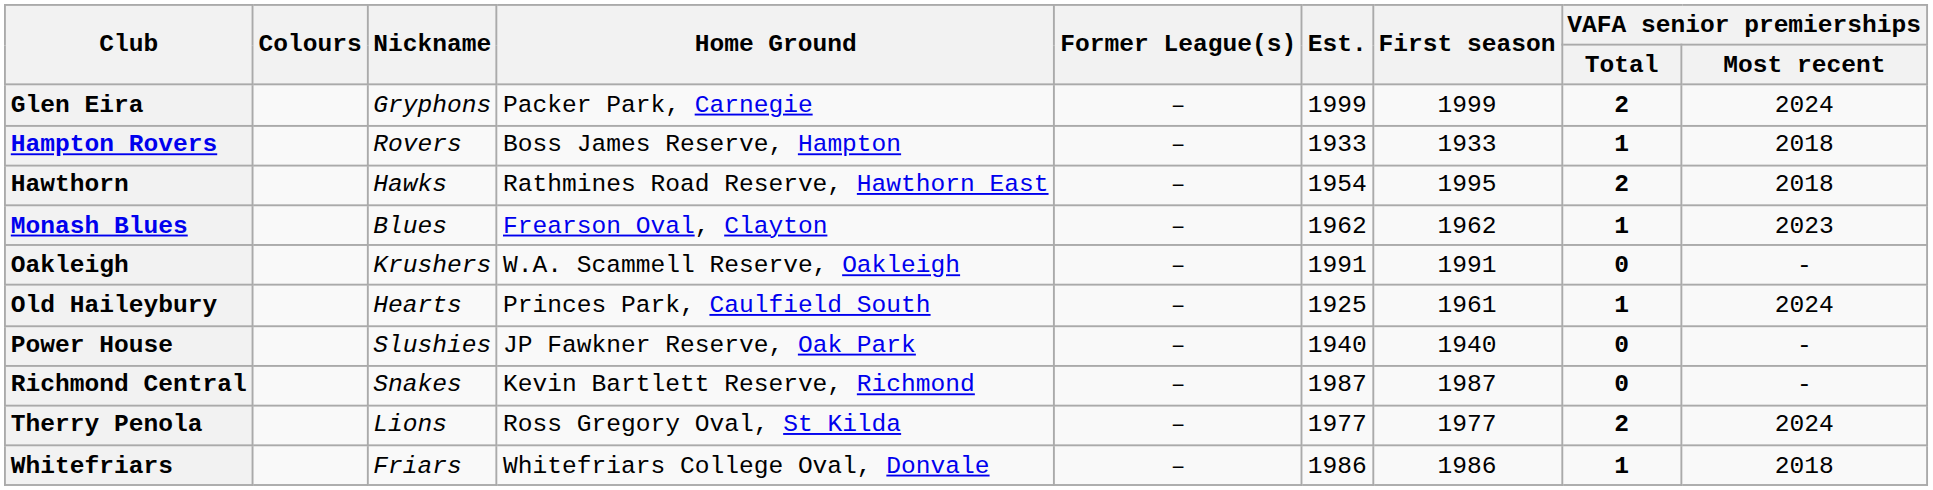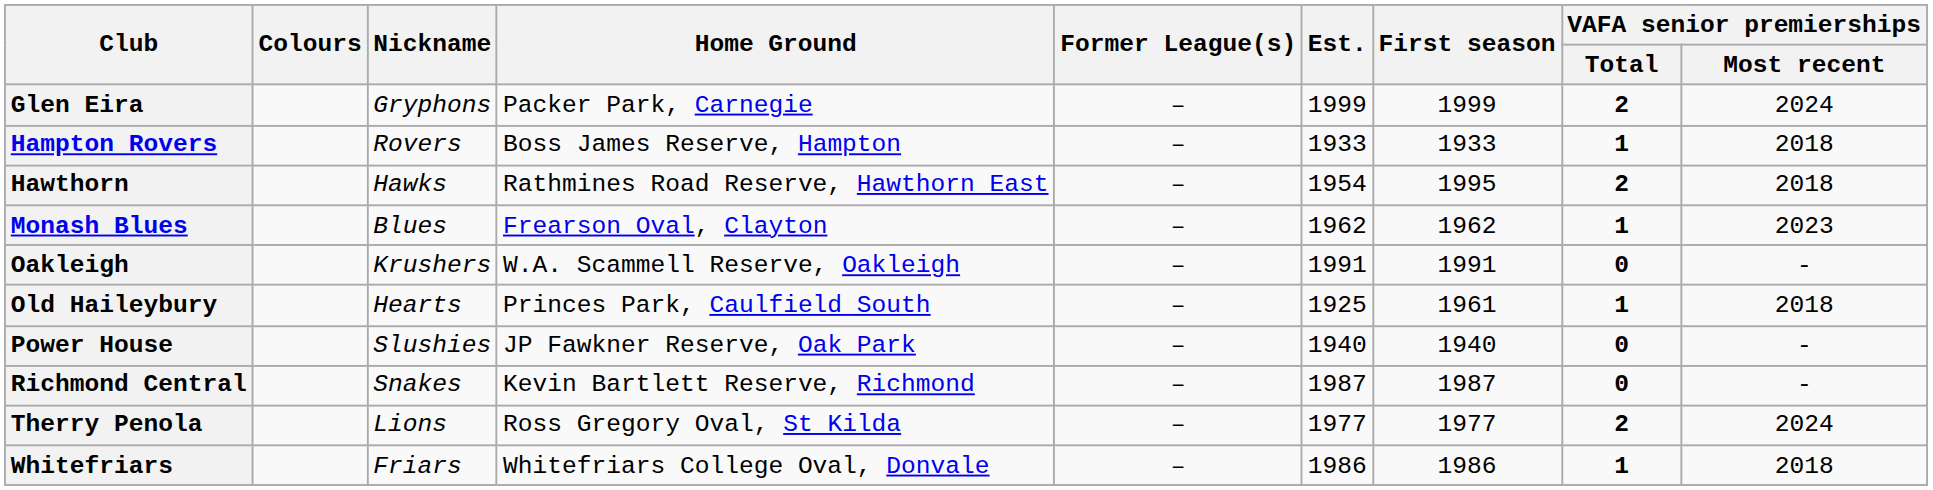(1804, 305) 2024 -> (1804, 305) 2018
